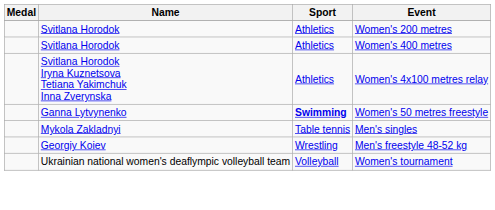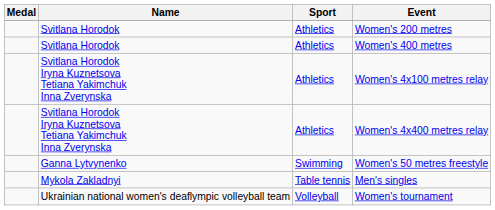+ row: (422, 130)
(321, 113) bold -> (319, 164) normal
- row: (411, 146)
